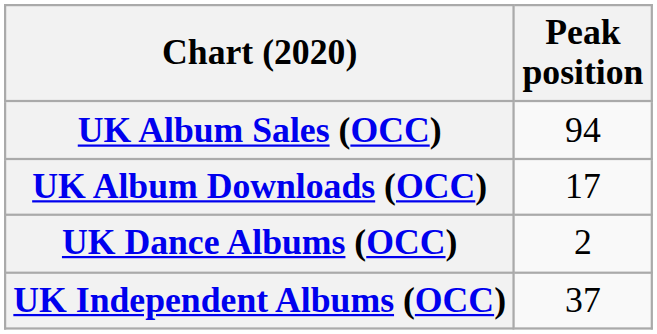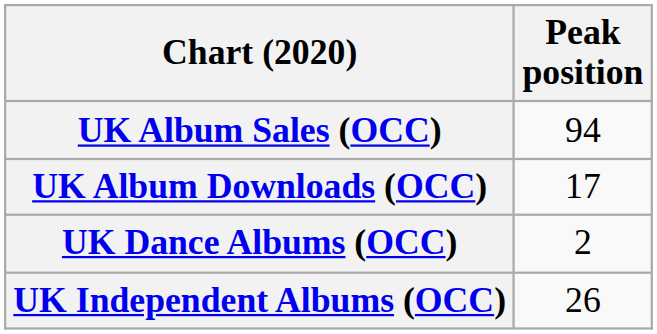(583, 299) 37 -> (583, 299) 26
